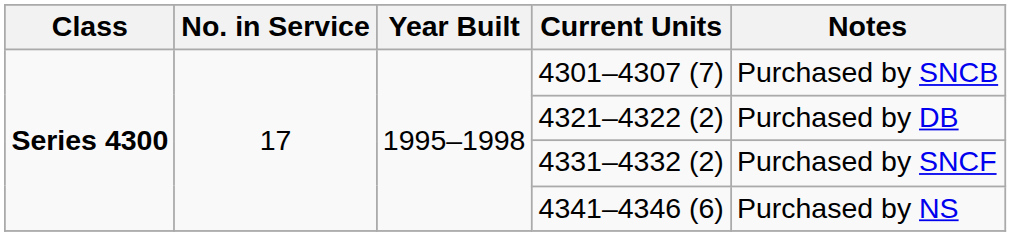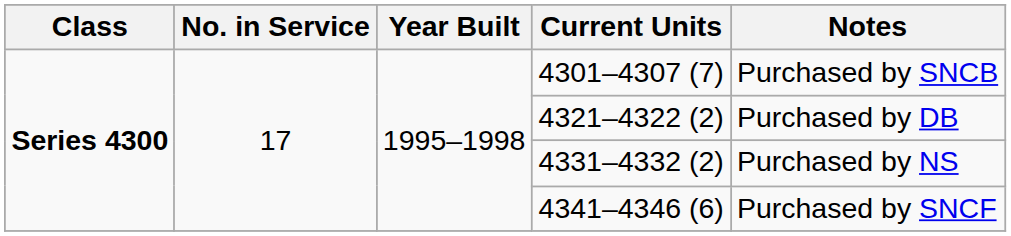(867, 162) Purchased by SNCF -> (848, 162) Purchased by NS
(848, 207) Purchased by NS -> (867, 207) Purchased by SNCF
